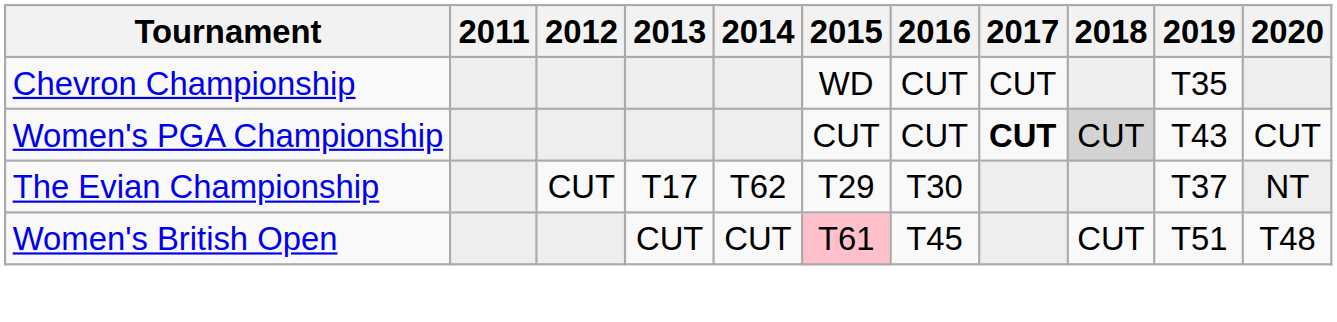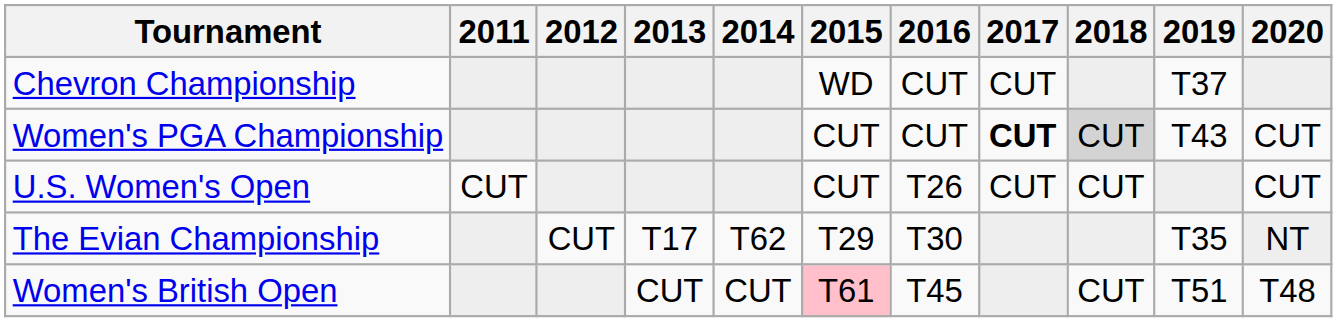(1199, 83) T35 -> (1199, 83) T37
+ row: (161, 187)
(1199, 187) T37 -> (1199, 239) T35
